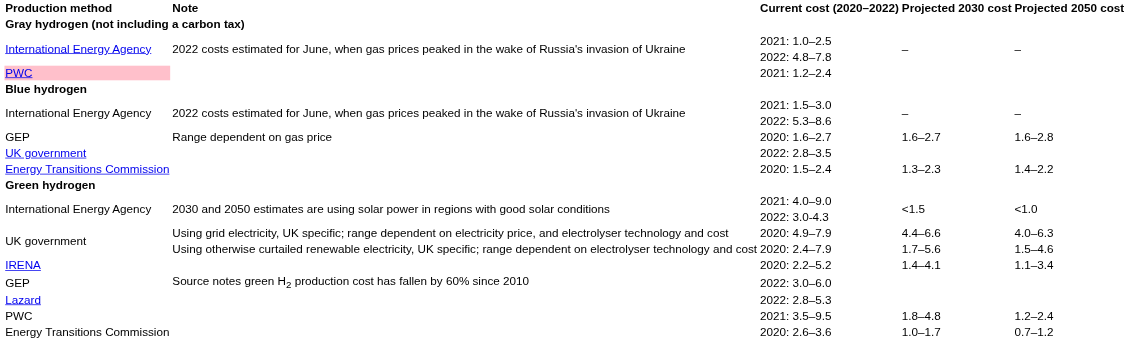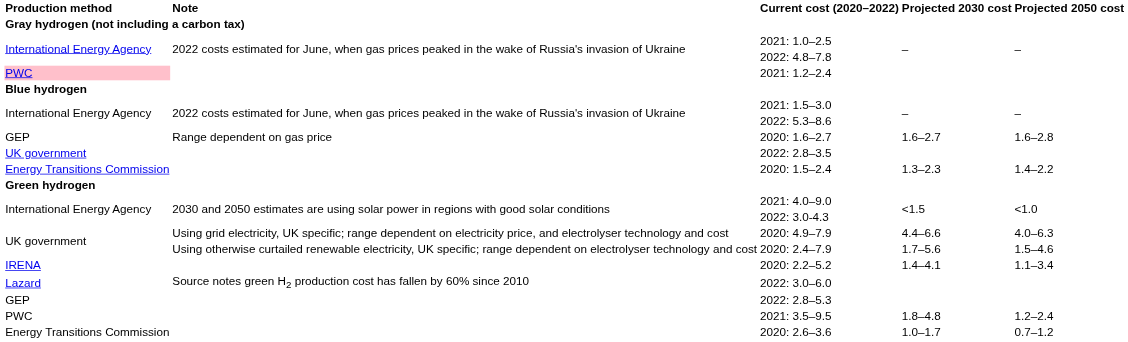(18, 283) GEP -> (23, 283) Lazard
(23, 300) Lazard -> (18, 300) GEP
